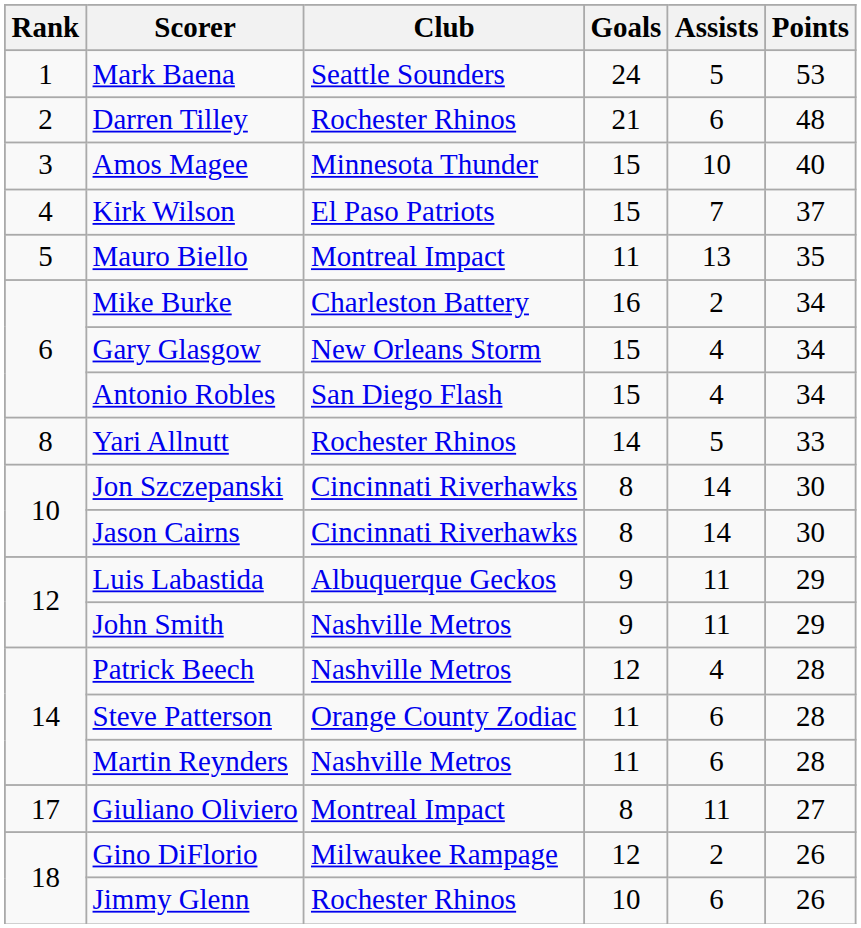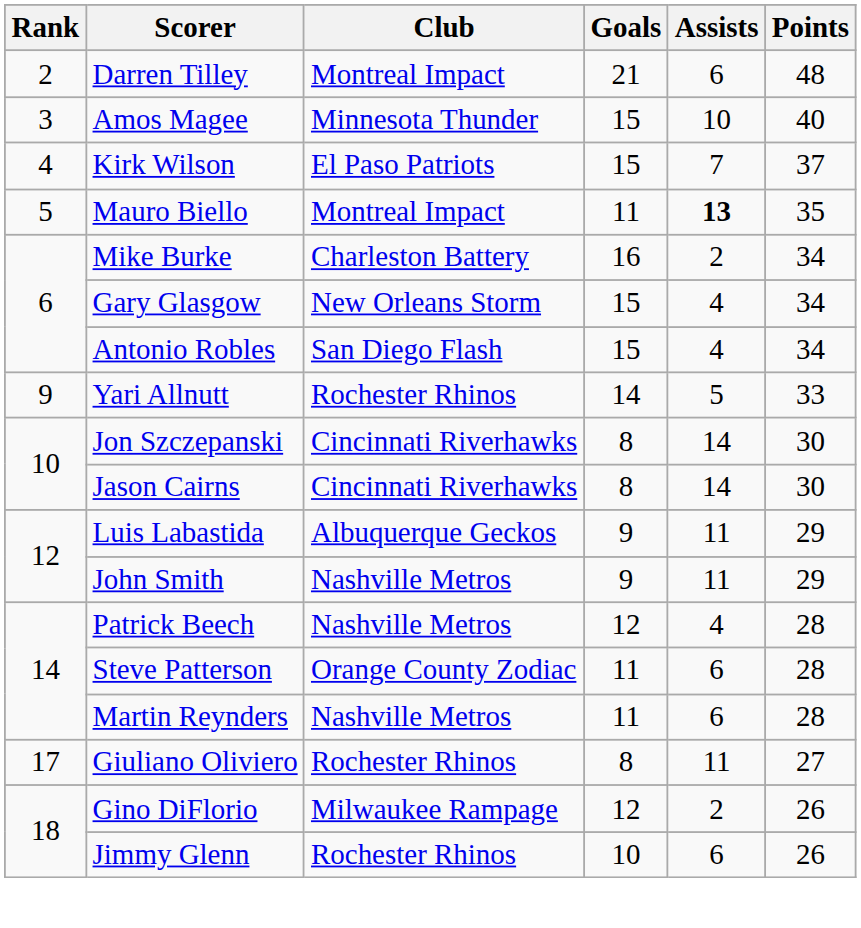- row: (164, 73)
(414, 119) Rochester Rhinos -> (408, 73) Montreal Impact
(717, 257) normal -> (717, 211) bold
(45, 440) 8 -> (45, 394) 9
(408, 808) Montreal Impact -> (414, 762) Rochester Rhinos
